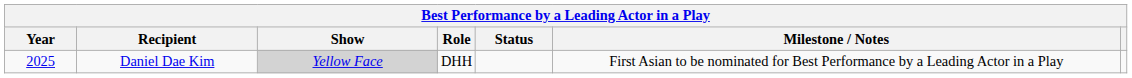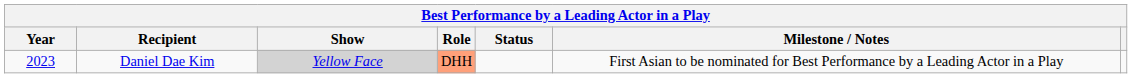(41, 61) 2025 -> (41, 61) 2023
(457, 61) no background -> (457, 61) lightsalmon background
